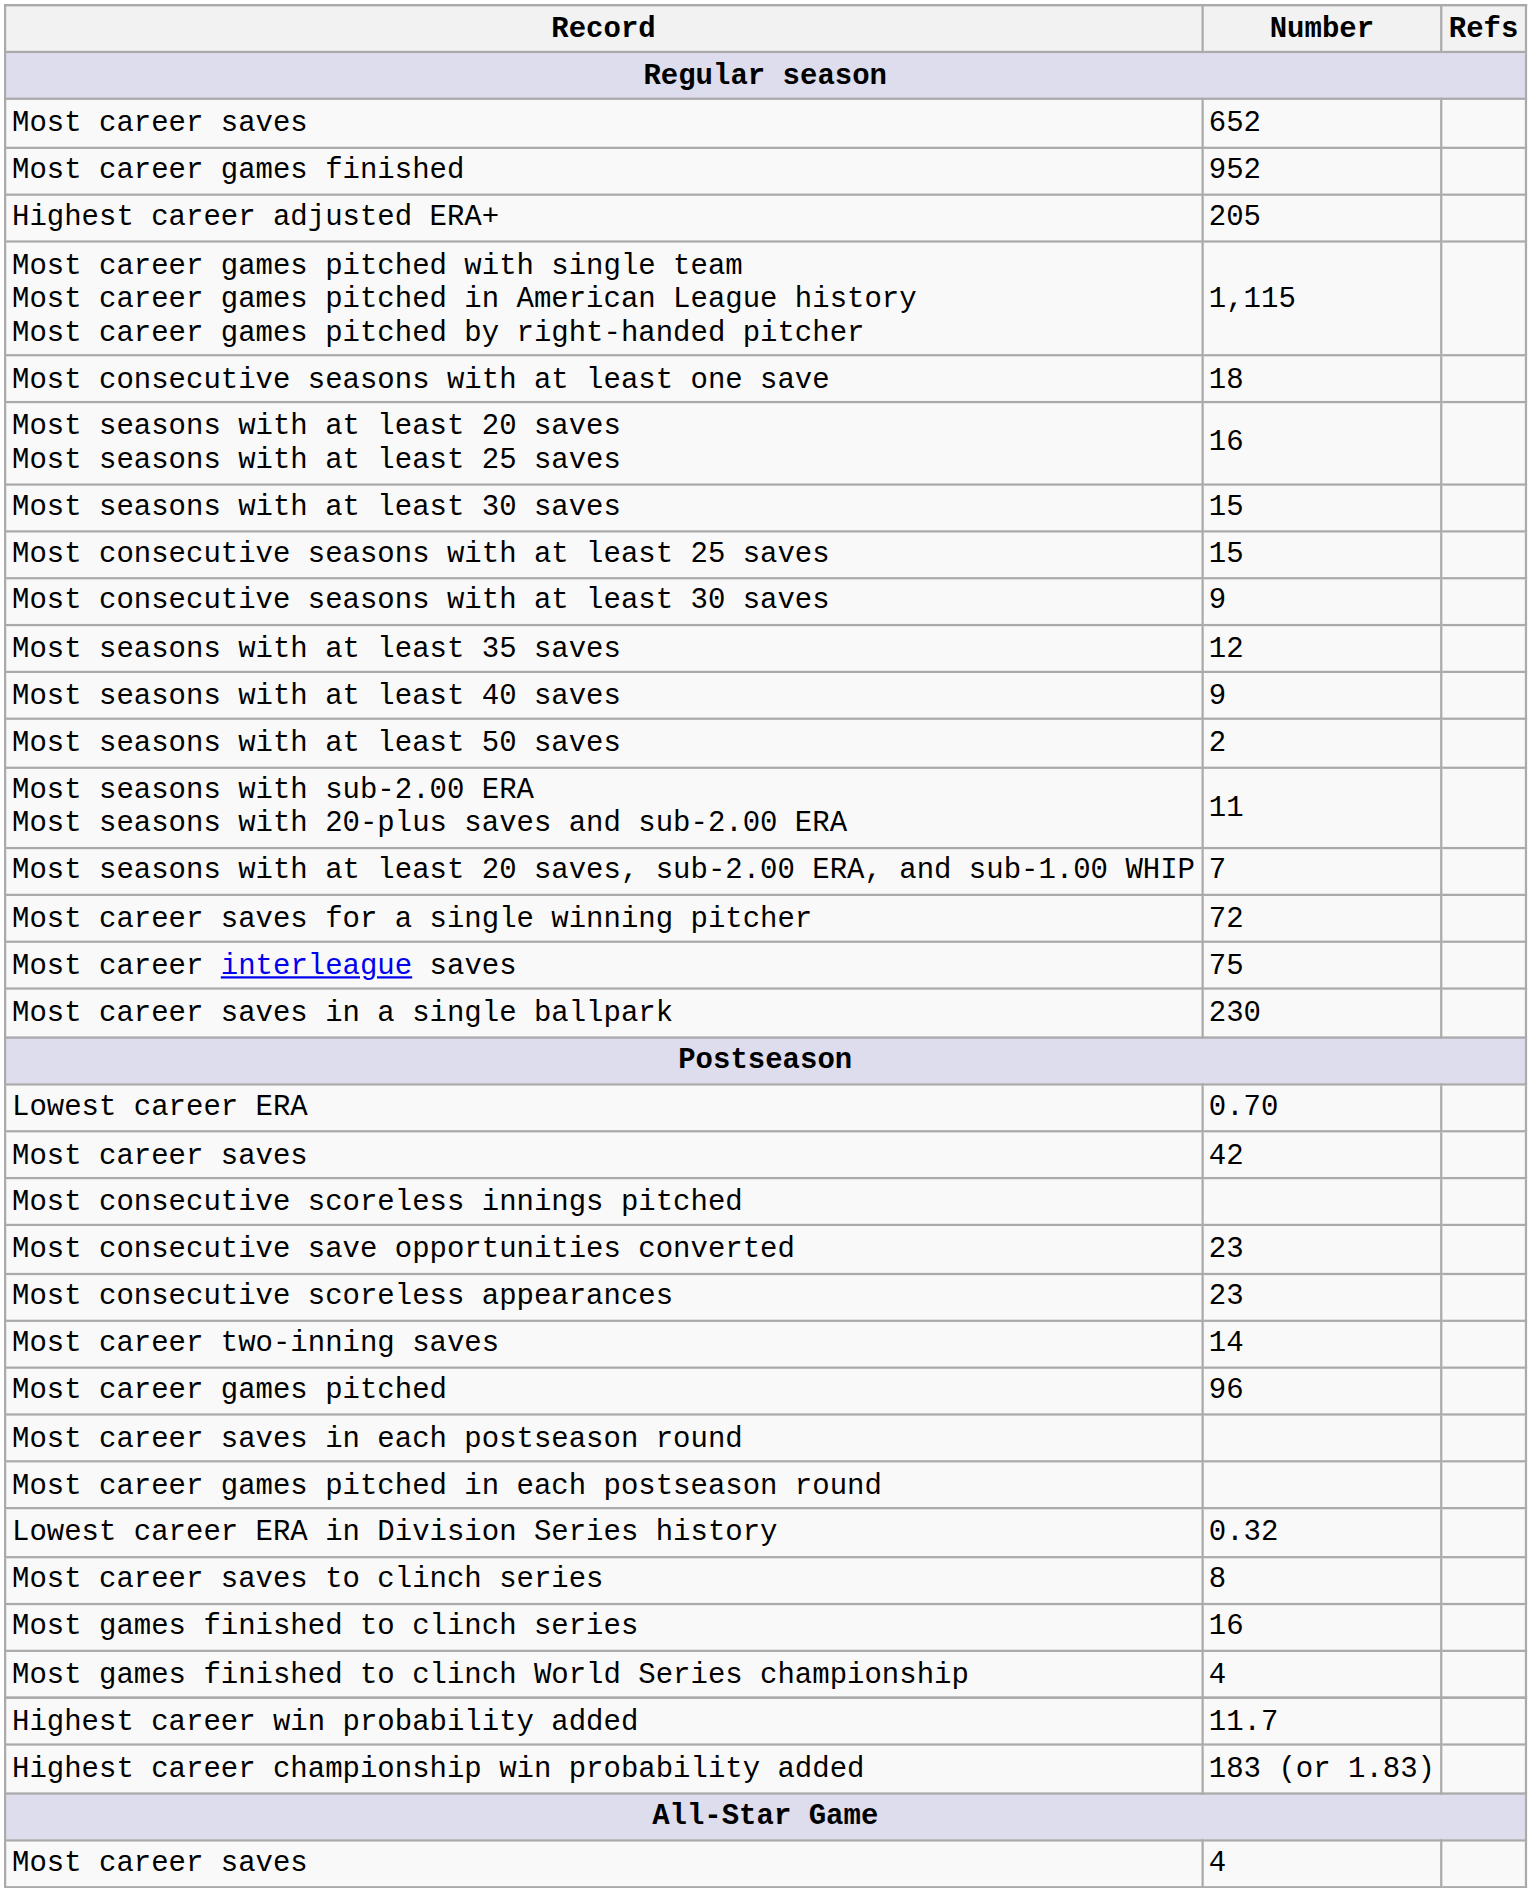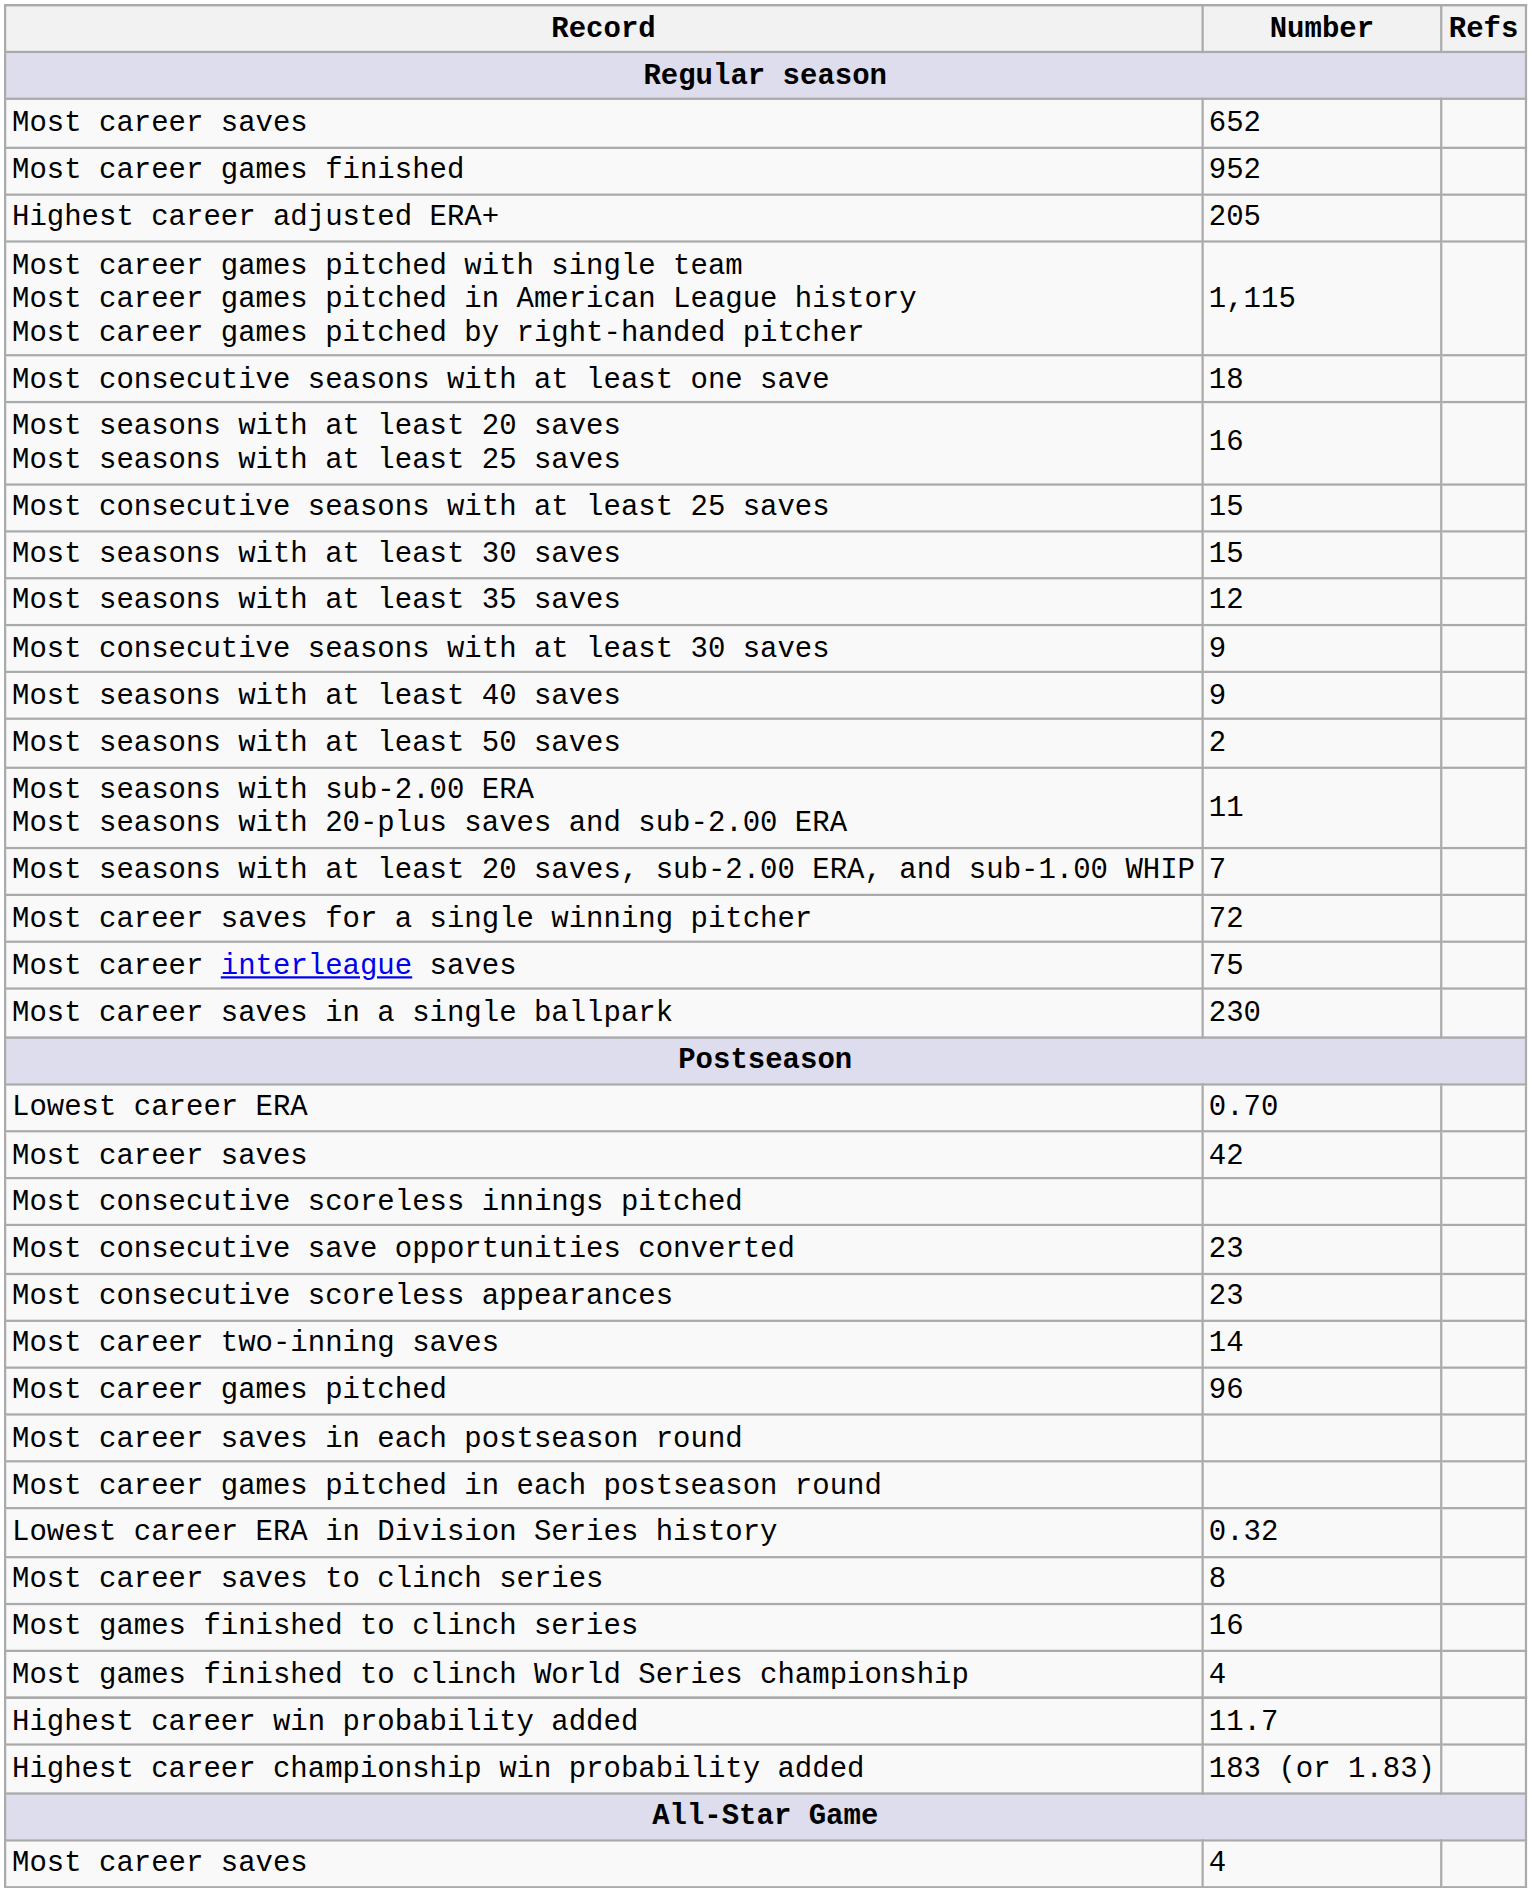rows swapped: (421, 554) <-> (316, 507)
rows swapped: (421, 602) <-> (316, 649)
